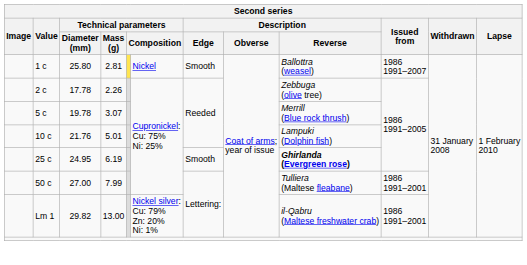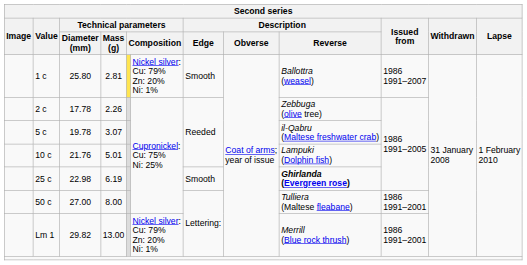(144, 66) Nickel -> (157, 76) Nickel silver: Cu: 79% Zn: 20% Ni: 1%
(315, 113) Merrill (Blue rock thrush) -> (330, 132) il-Qabru (Maltese freshwater crab)
(80, 159) 24.95 -> (80, 179) 22.98
(114, 183) 7.99 -> (114, 202) 8.00
(330, 216) il-Qabru (Maltese freshwater crab) -> (315, 235) Merrill (Blue rock thrush)
